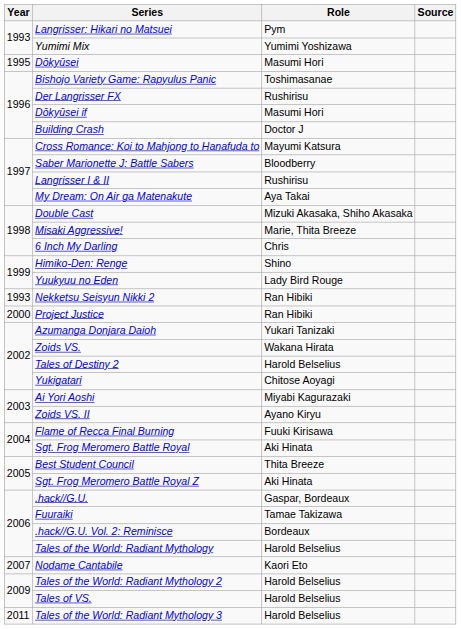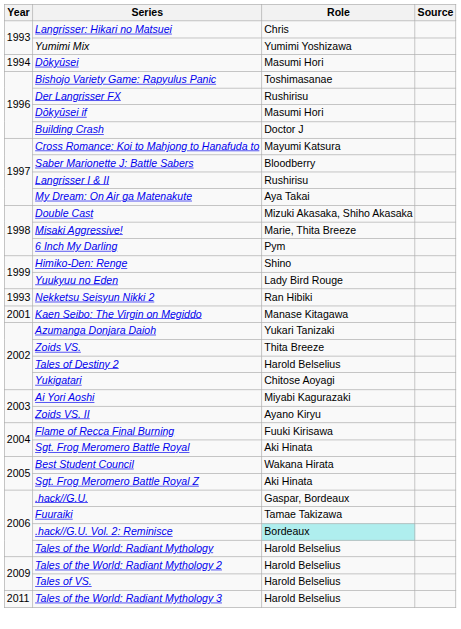(275, 29) Pym -> (277, 29) Chris
(19, 63) 1995 -> (19, 63) 1994
(277, 247) Chris -> (275, 247) Pym
- row: (69, 314)
+ row: (118, 314)
(299, 347) Wakana Hirata -> (294, 347) Thita Breeze
(294, 465) Thita Breeze -> (299, 465) Wakana Hirata
(287, 532) no background -> (287, 532) paleturquoise background
- row: (79, 565)
